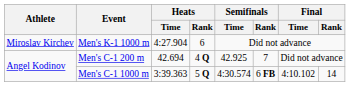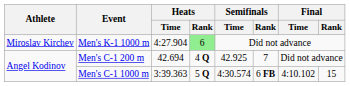(202, 43) no background -> (202, 43) lightgreen background
(332, 74) 14 -> (332, 74) 15
